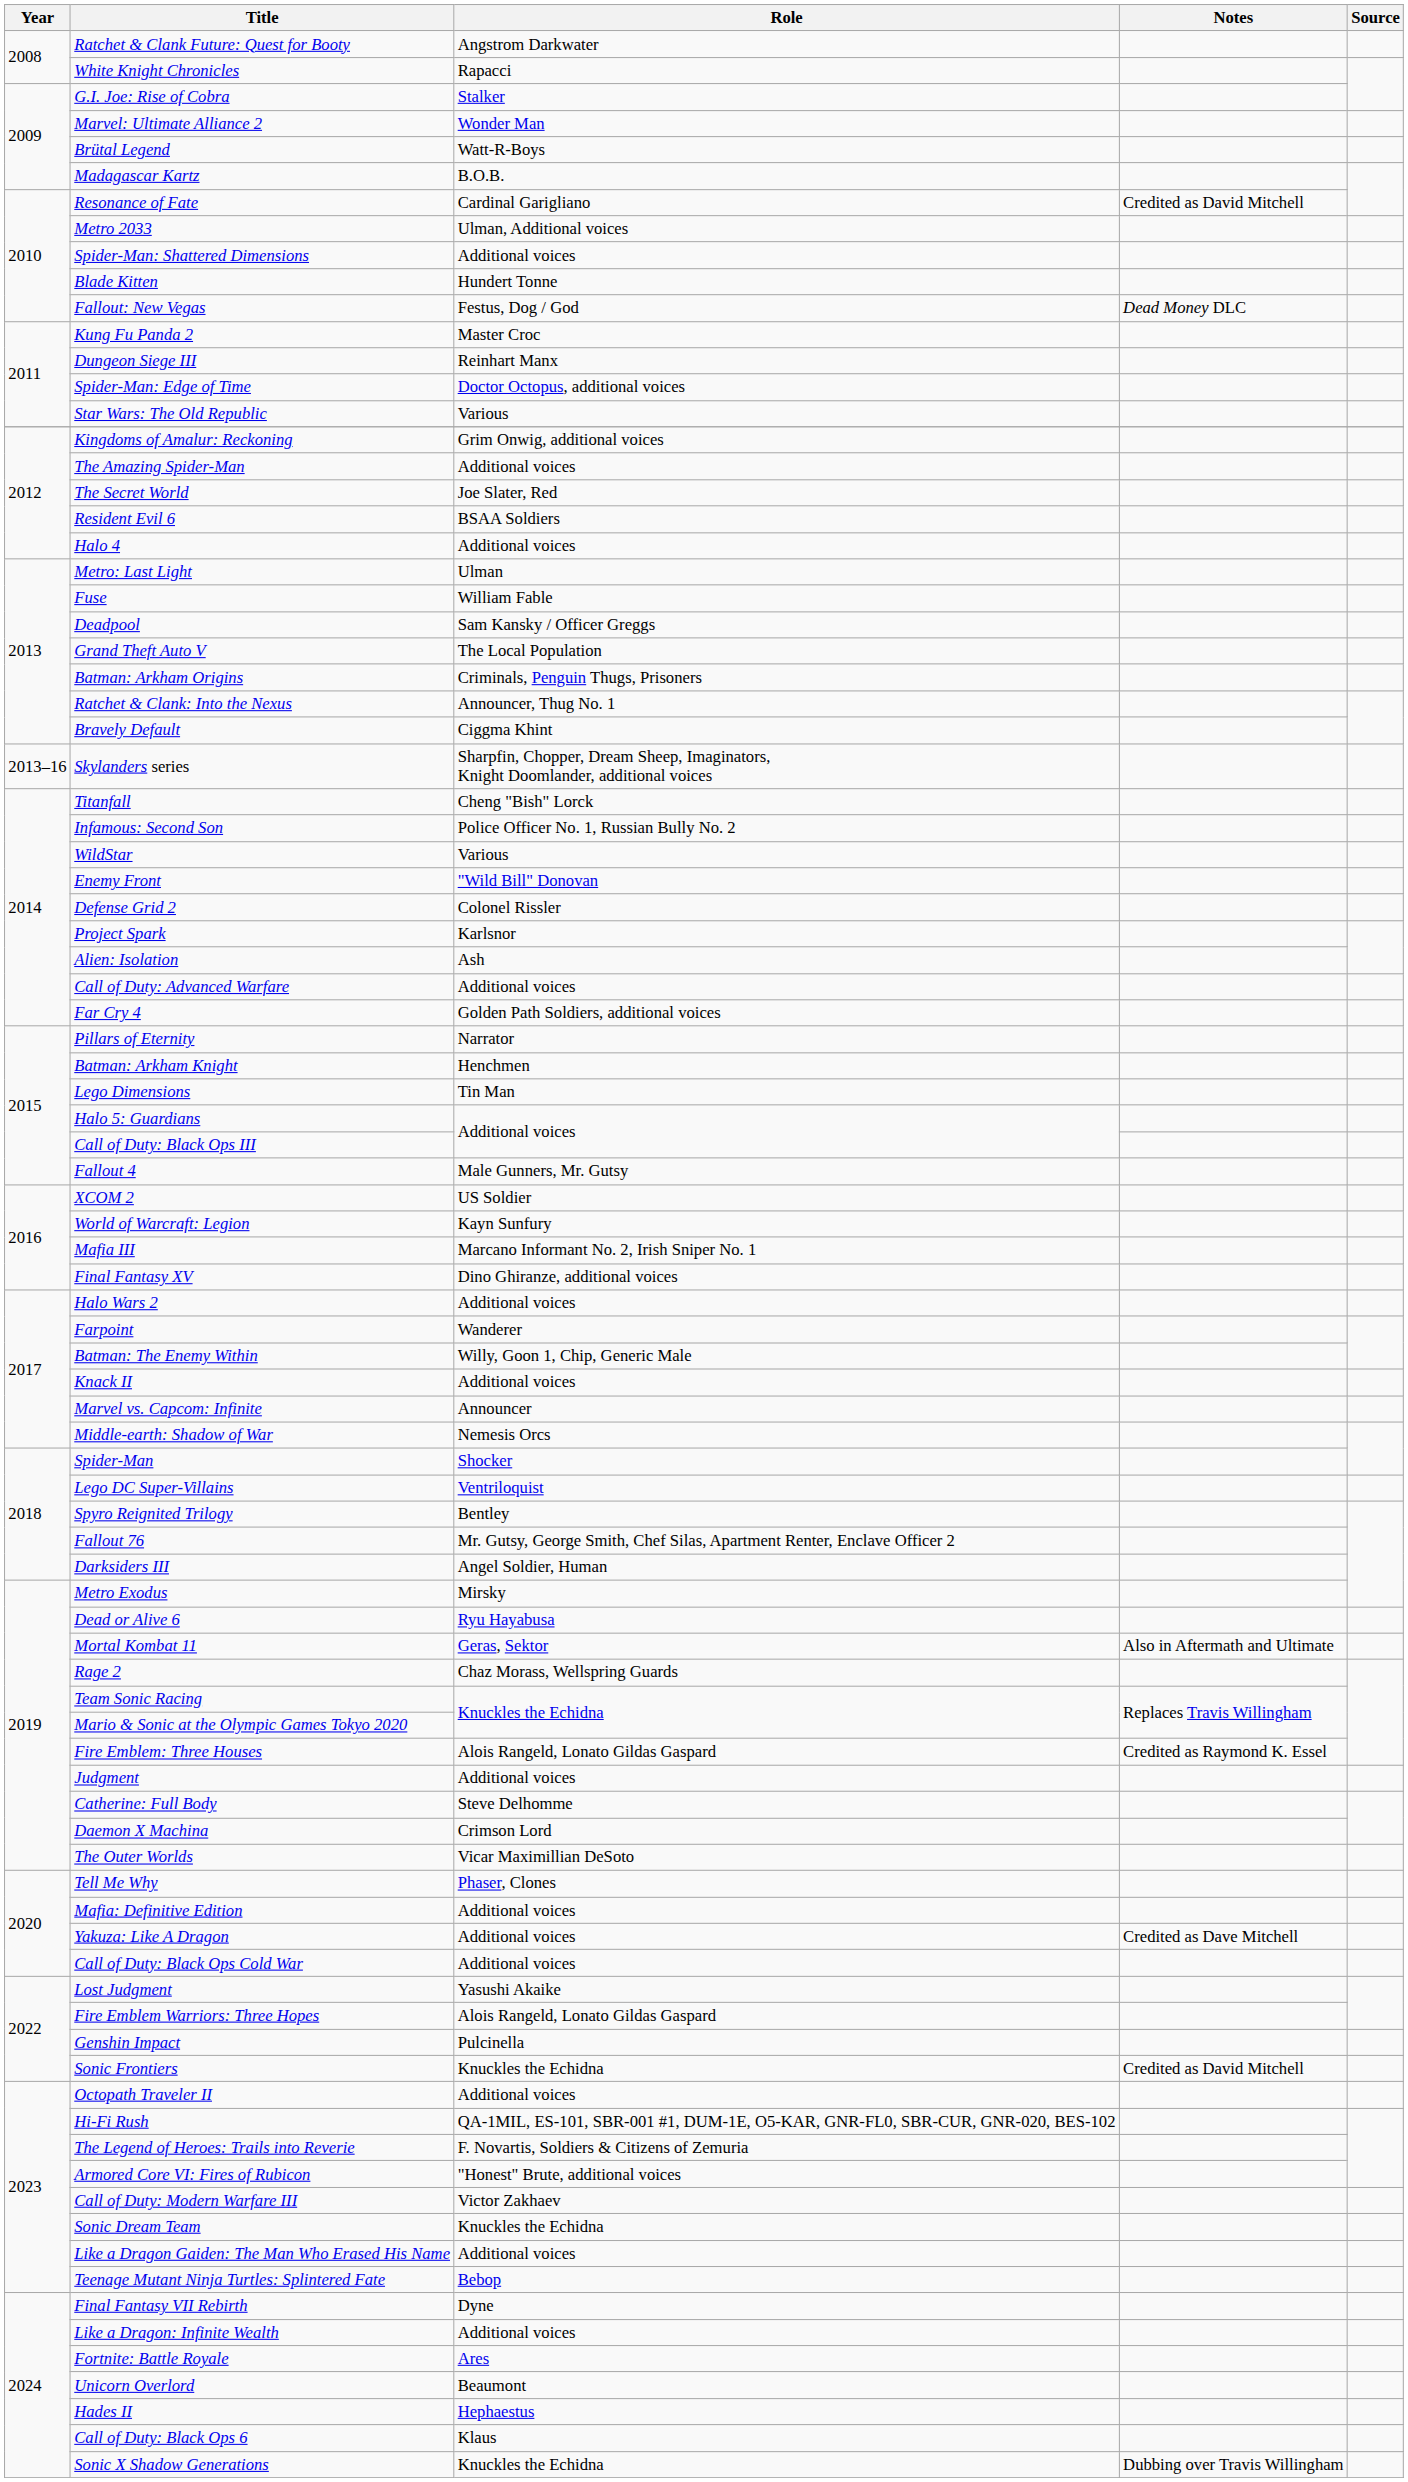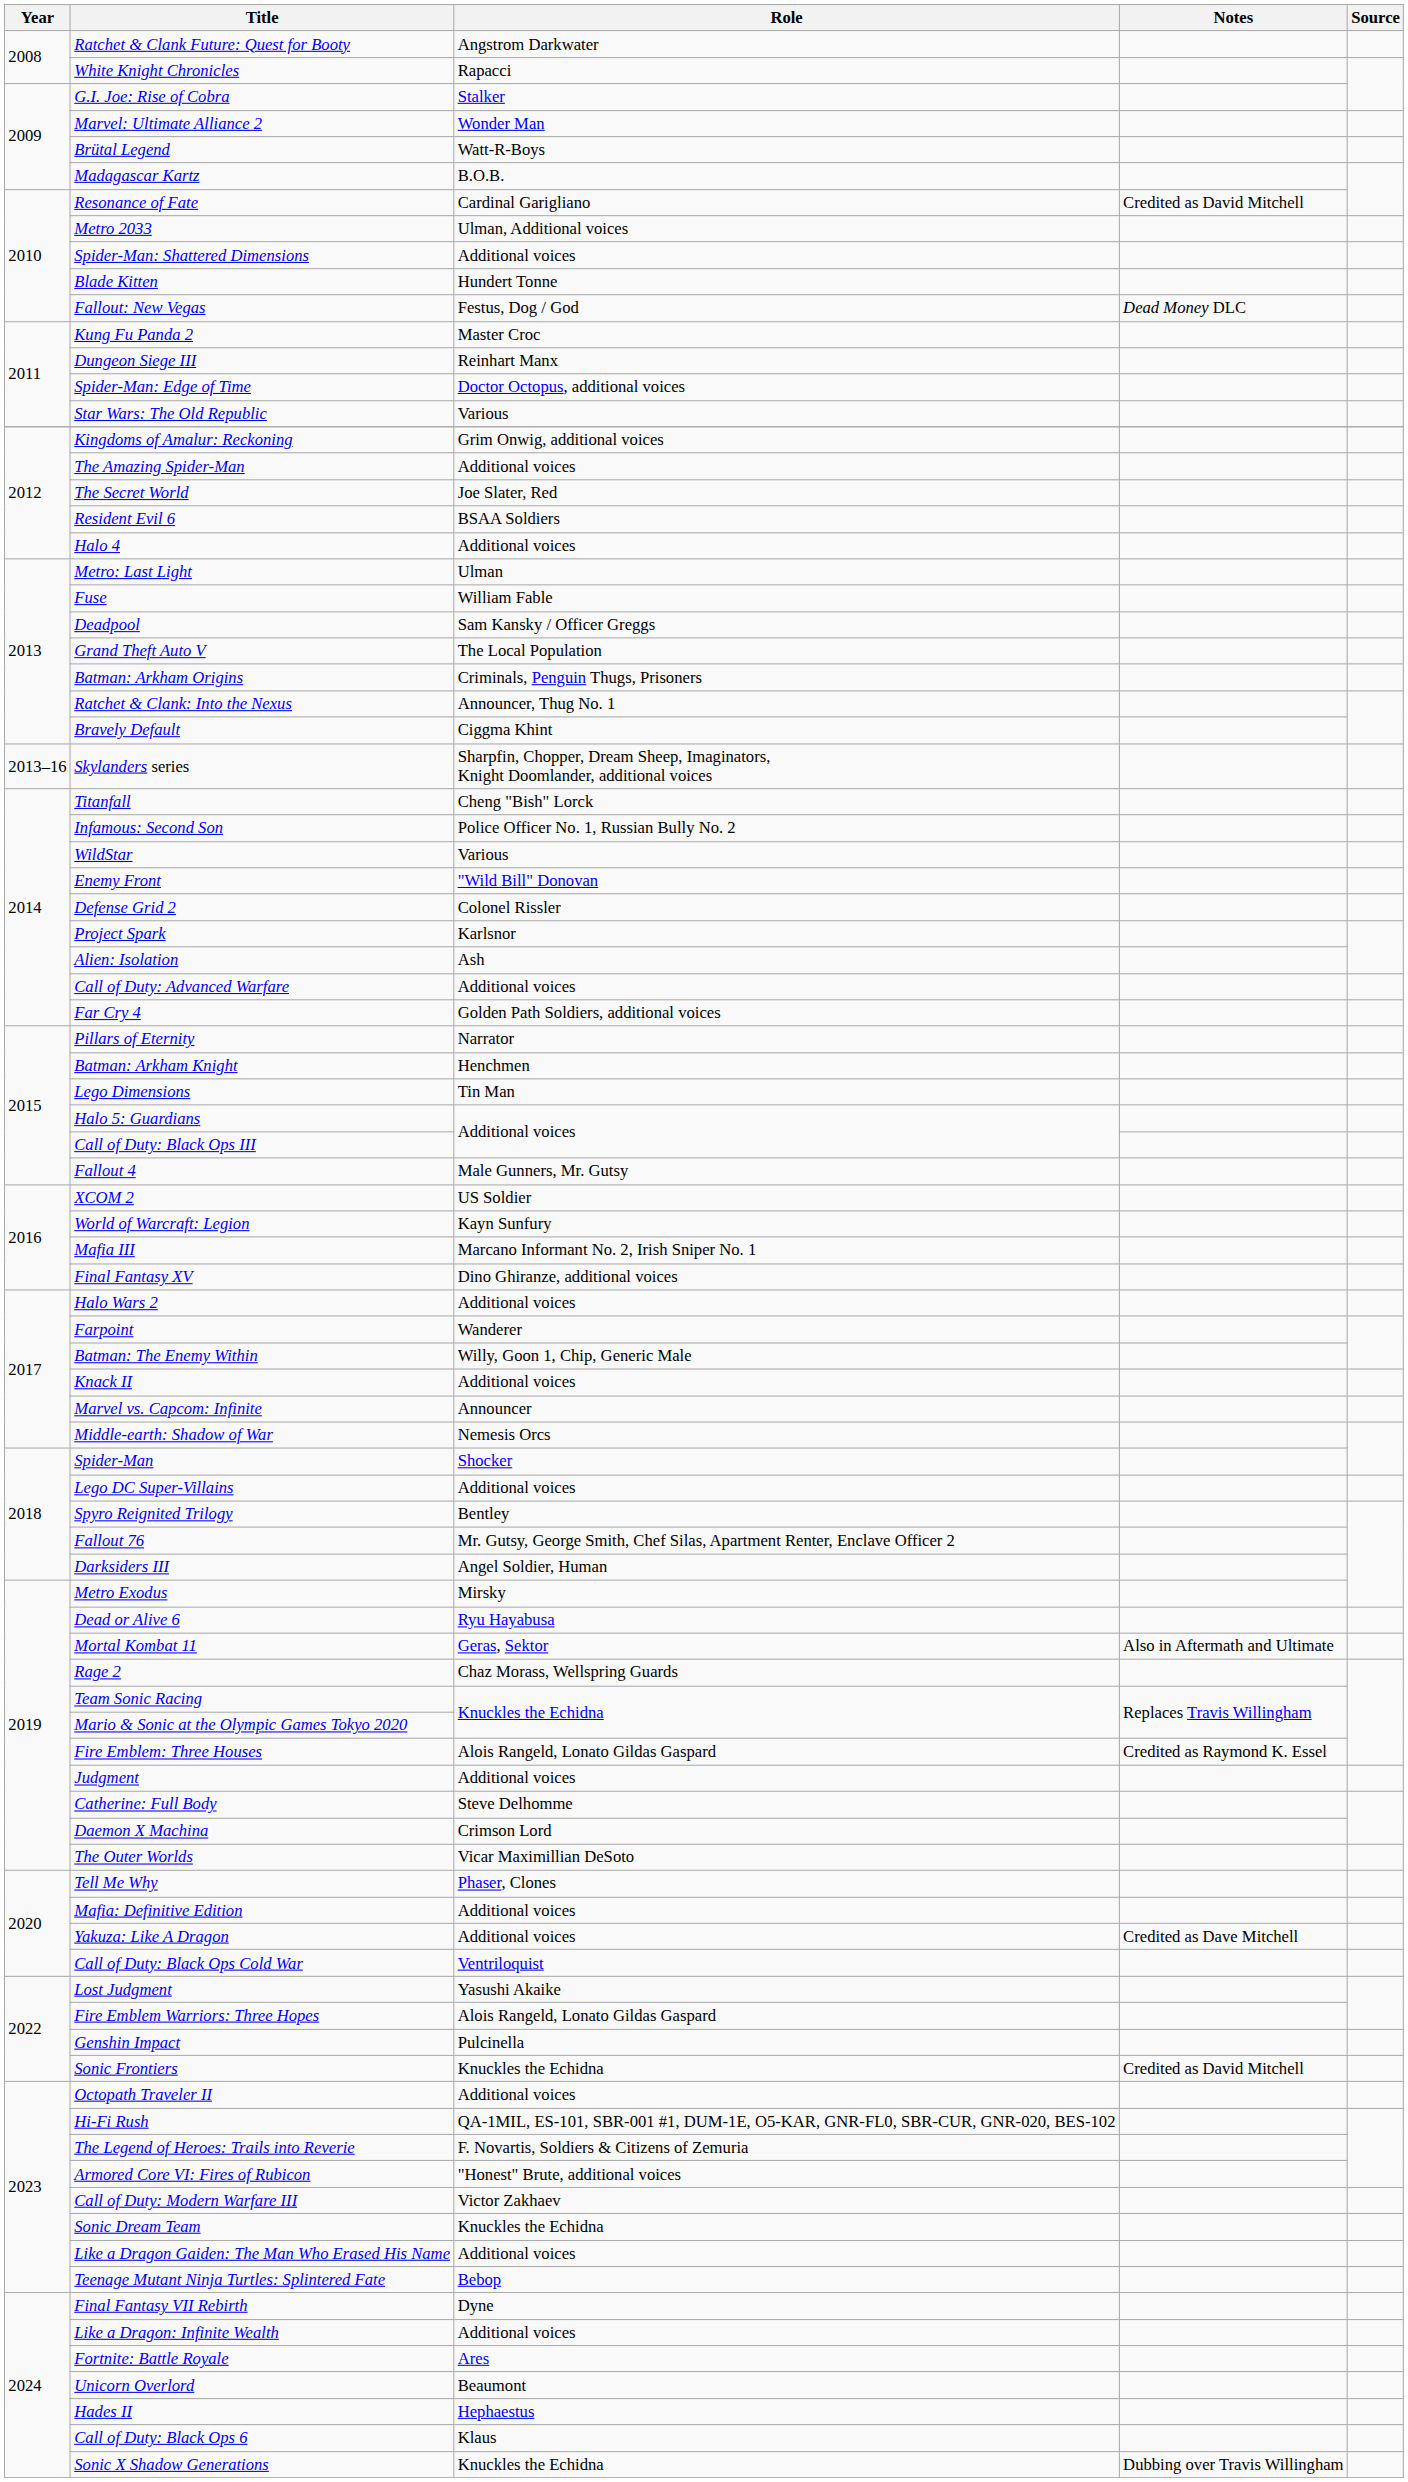(501, 1487) Ventriloquist -> (517, 1487) Additional voices
(517, 1962) Additional voices -> (501, 1962) Ventriloquist
